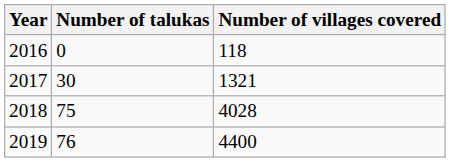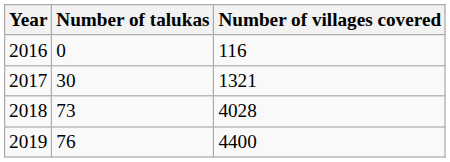(232, 50) 118 -> (232, 50) 116
(66, 111) 75 -> (66, 111) 73
